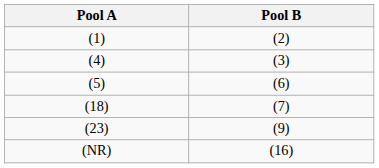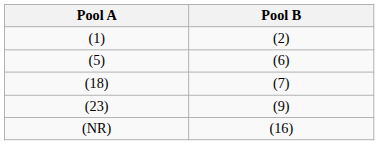- row: (97, 60)
